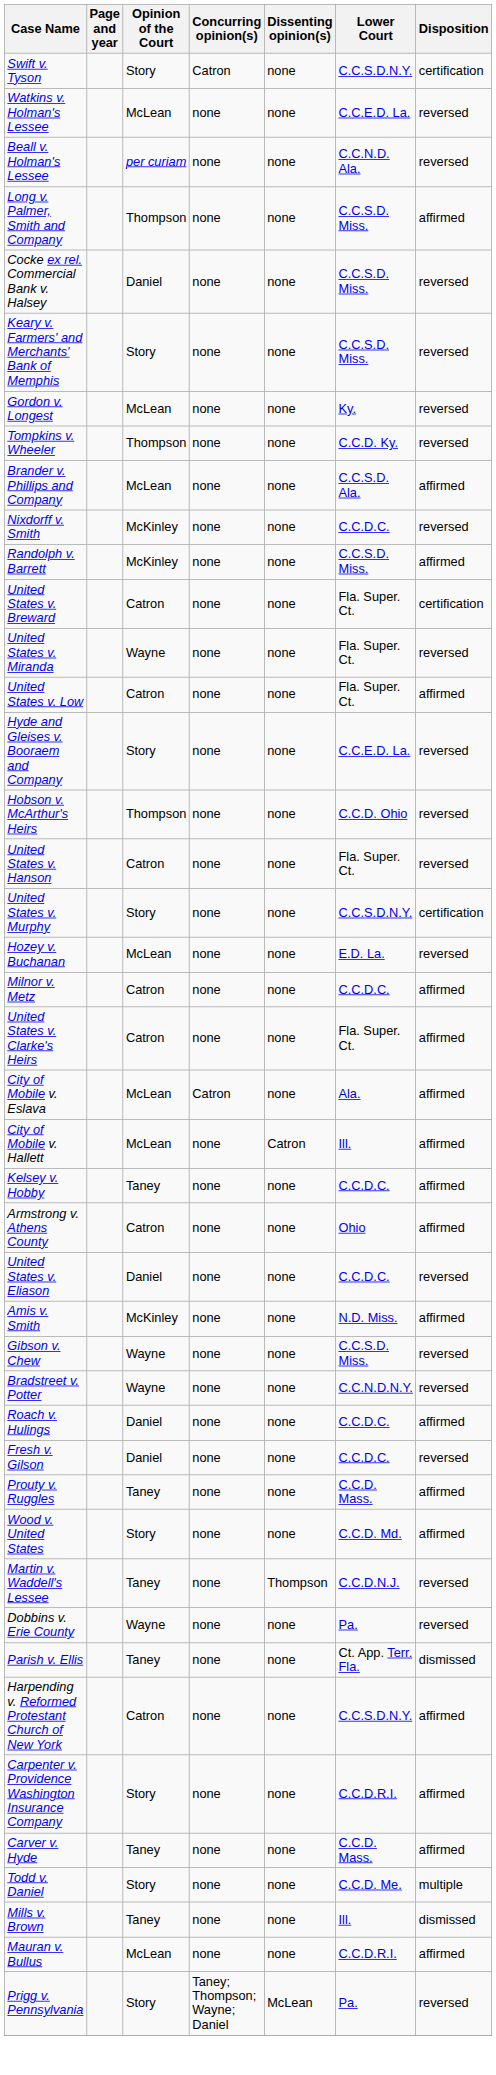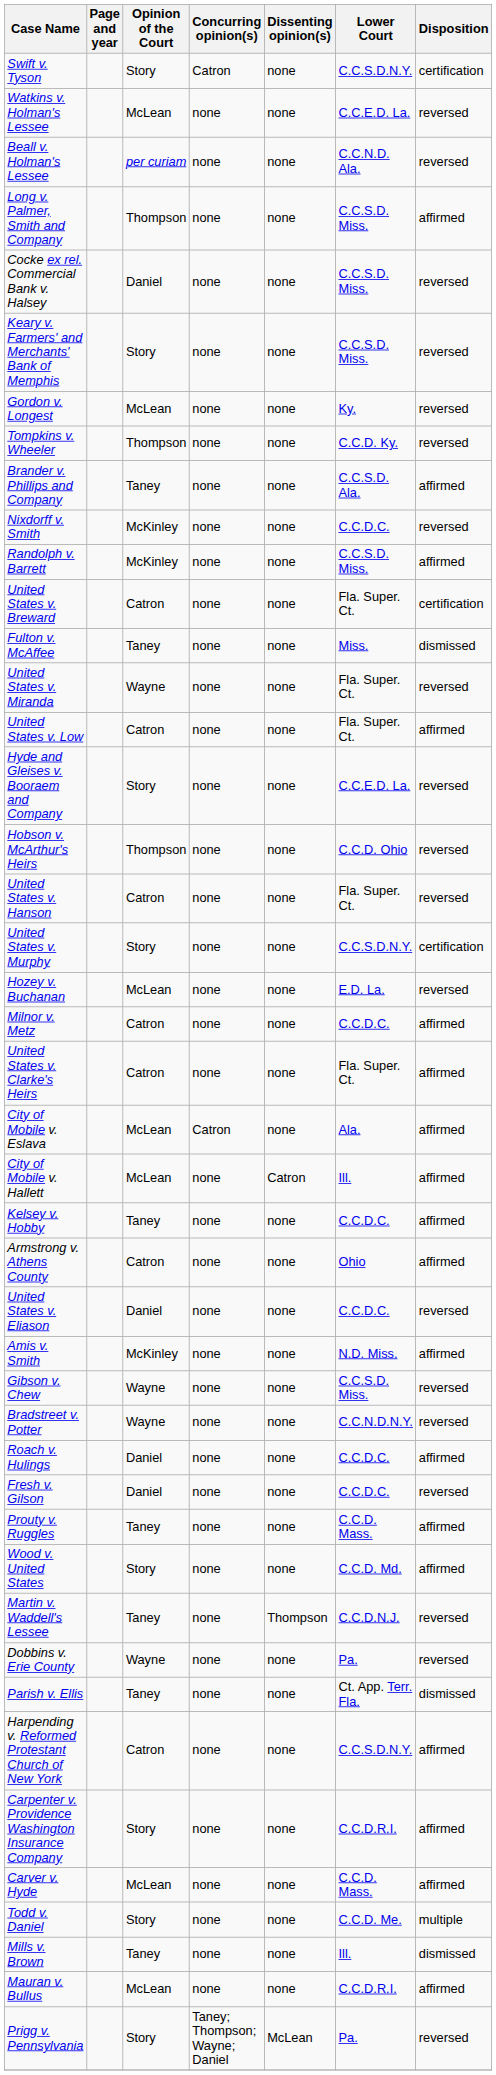(149, 485) McLean -> (143, 485) Taney
+ row: (31, 645)
(143, 1850) Taney -> (149, 1885) McLean
